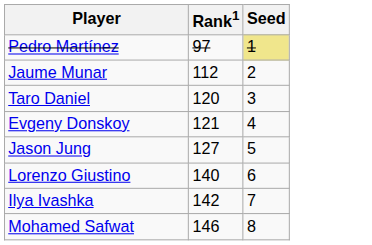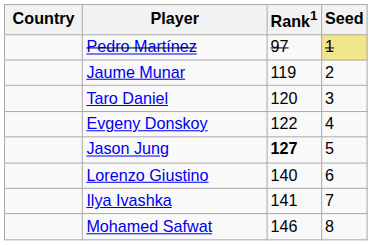+ column: (44, 19)
(205, 72) 112 -> (283, 72) 119
(206, 124) 121 -> (284, 124) 122
(206, 149) normal -> (284, 149) bold
(206, 201) 142 -> (284, 201) 141
